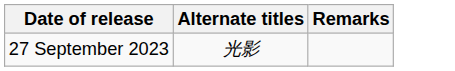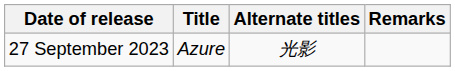+ column: (201, 18)
